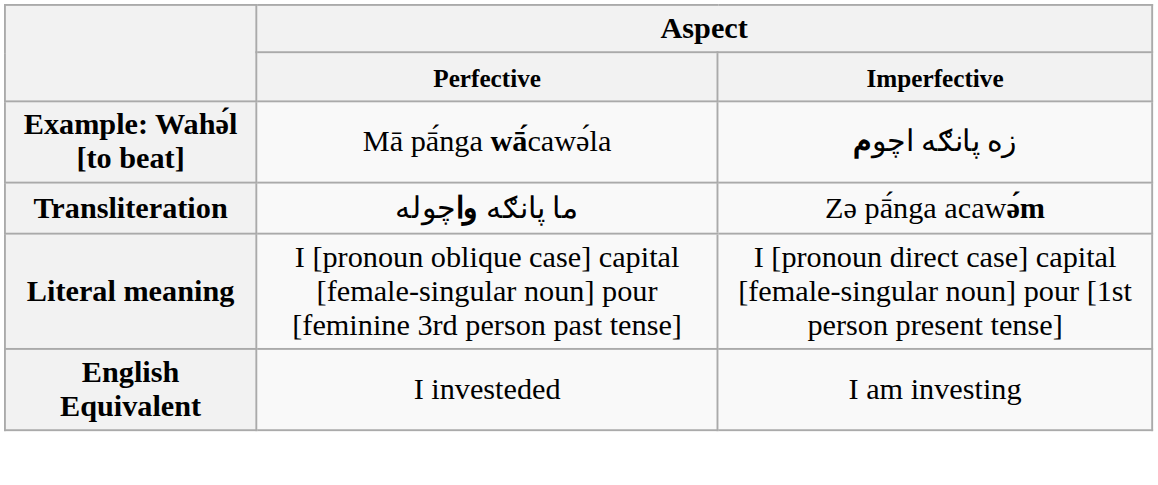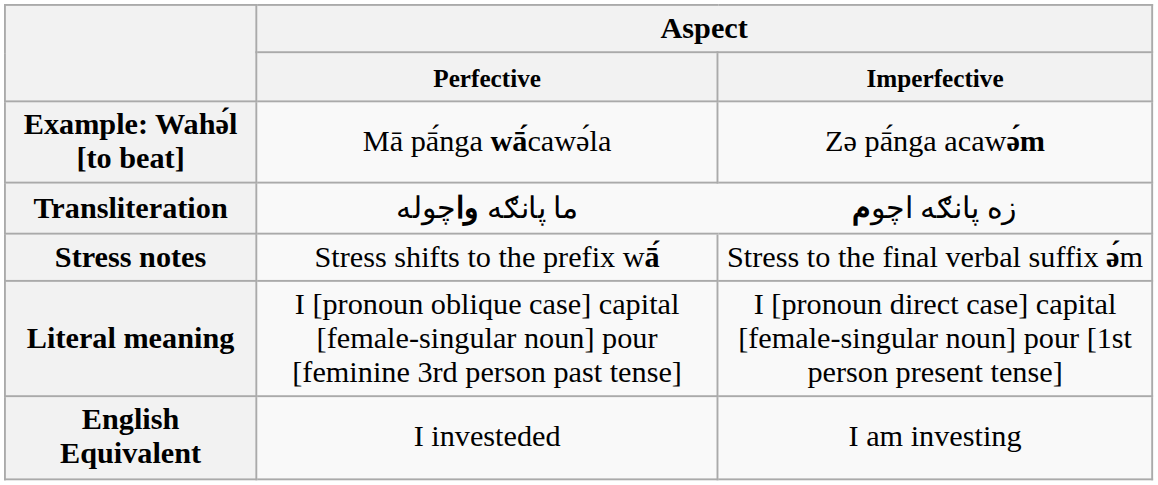(935, 142) زه پانګه اچوم -> (935, 141) Zə pā́nga acawə́m
(935, 207) Zə pā́nga acawə́m -> (935, 208) زه پانګه اچوم
+ row: (131, 256)
